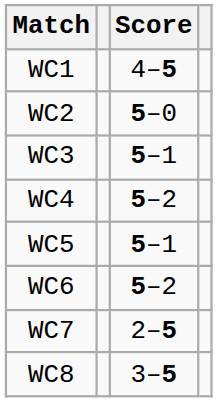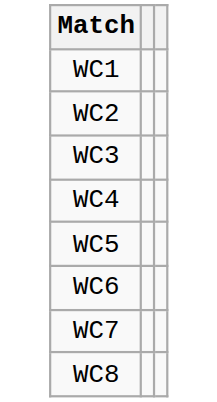- column: (154, 27)
